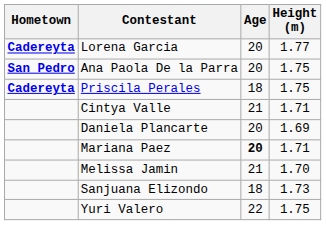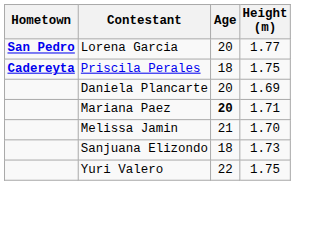(41, 49) Cadereyta -> (41, 49) San Pedro
- row: (159, 69)
- row: (126, 110)
